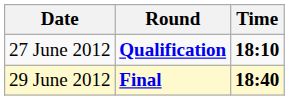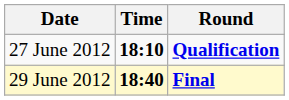columns swapped: (257, 19) <-> (173, 19)
